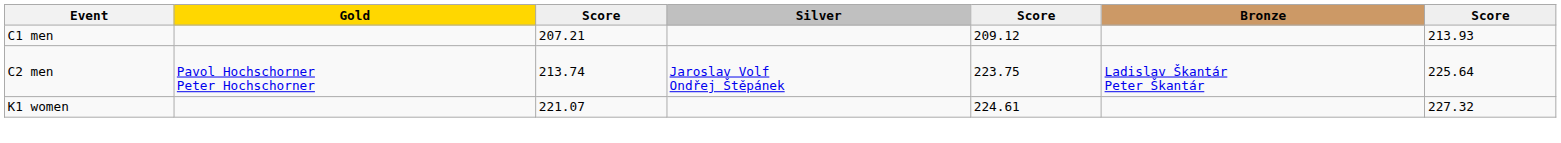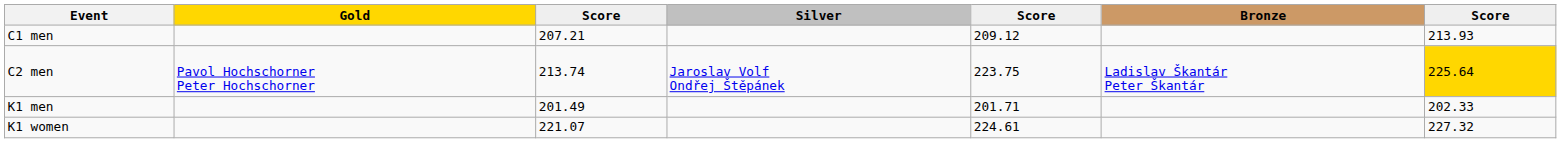(1451, 71) no background -> (1451, 71) gold background
+ row: (31, 107)
